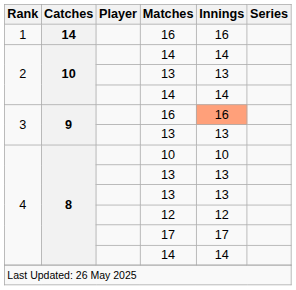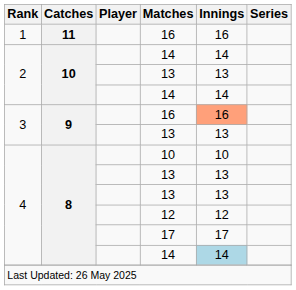(69, 34) 14 -> (69, 34) 11
(222, 255) no background -> (222, 255) lightblue background
